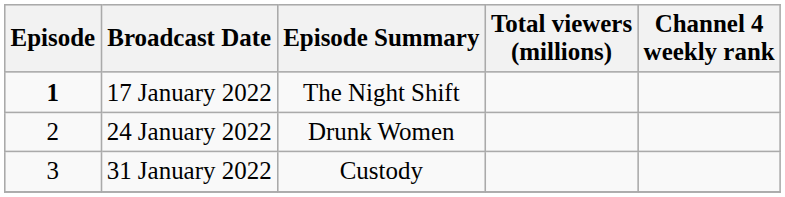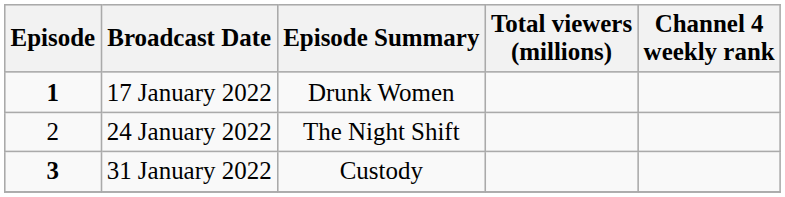(381, 91) The Night Shift -> (381, 91) Drunk Women
(381, 131) Drunk Women -> (381, 131) The Night Shift
(53, 171) normal -> (53, 171) bold
